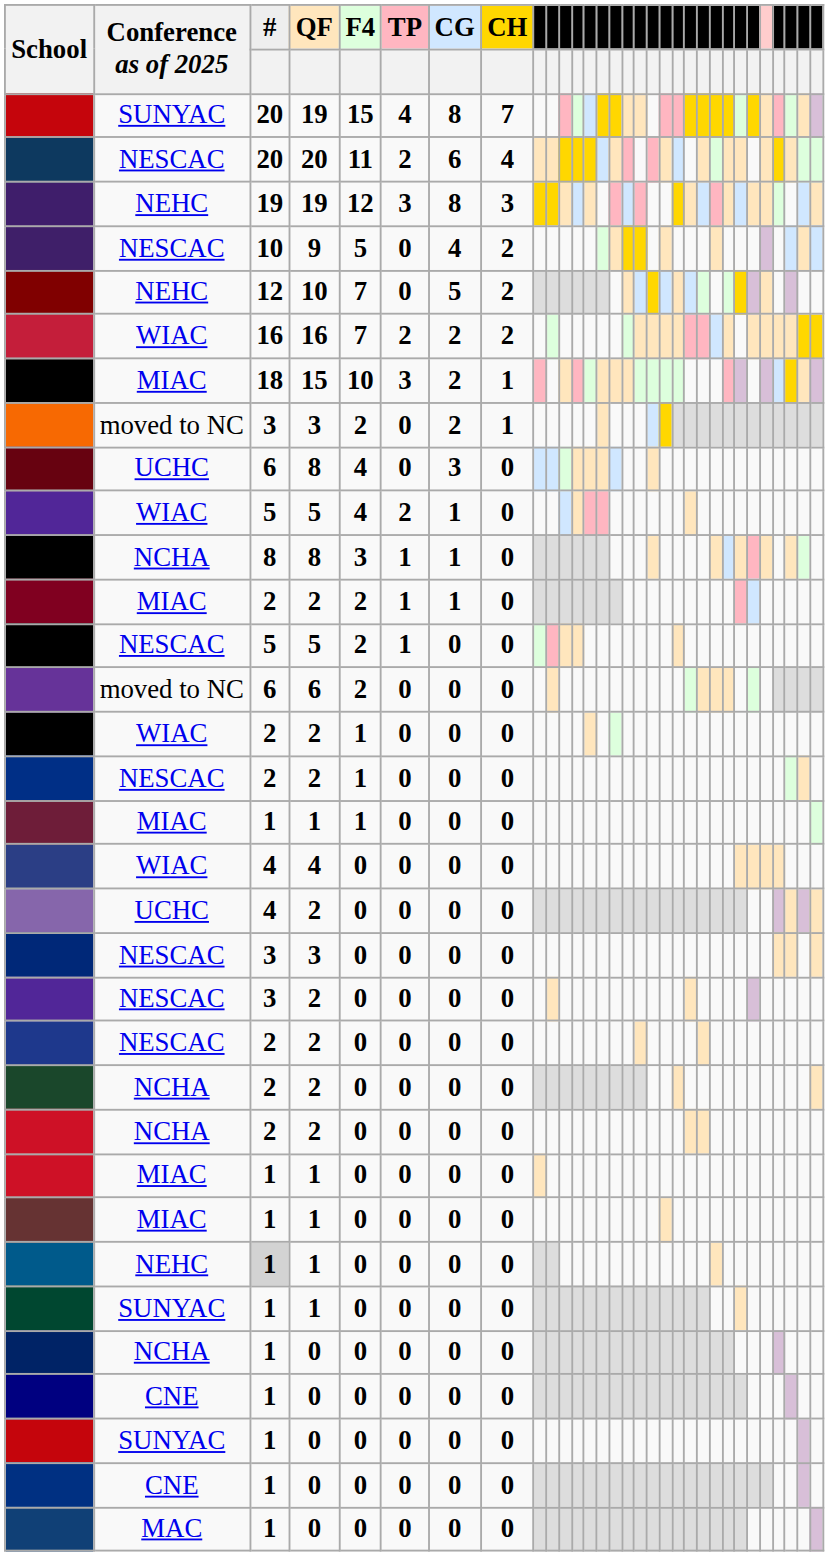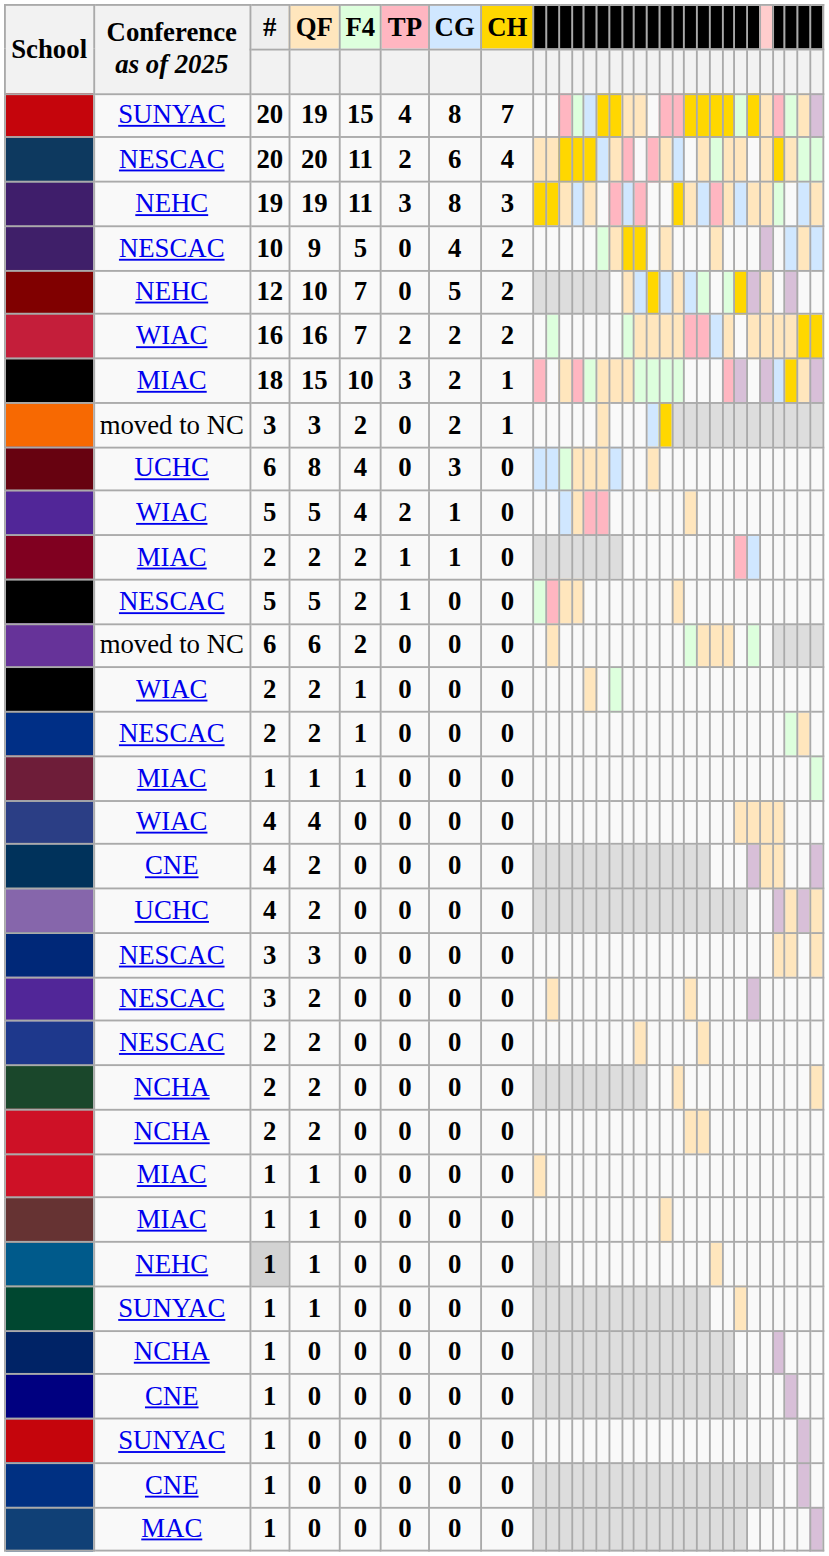(360, 203) 12 -> (360, 203) 11
- row: (172, 557)
+ row: (172, 866)
